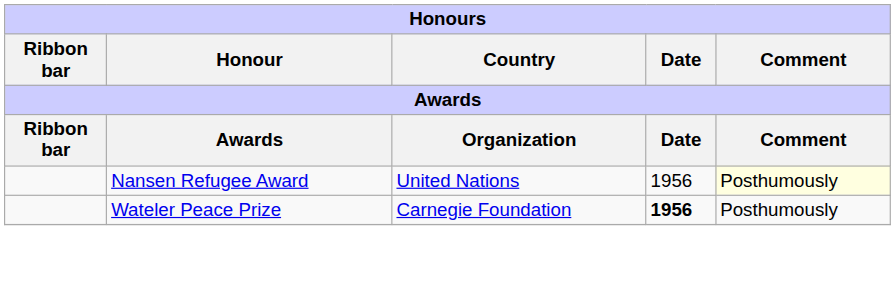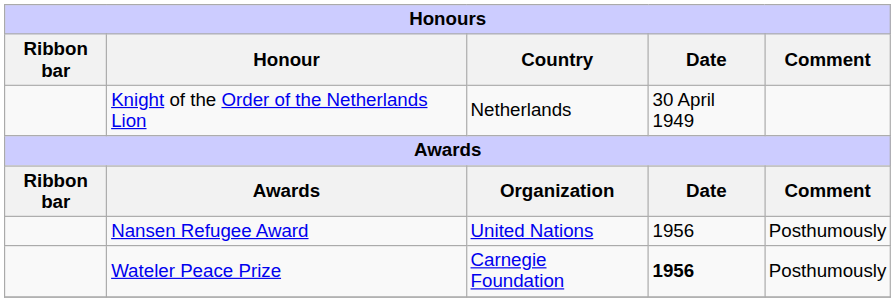+ row: (269, 110)
(779, 180) lightyellow background -> (828, 230) no background
